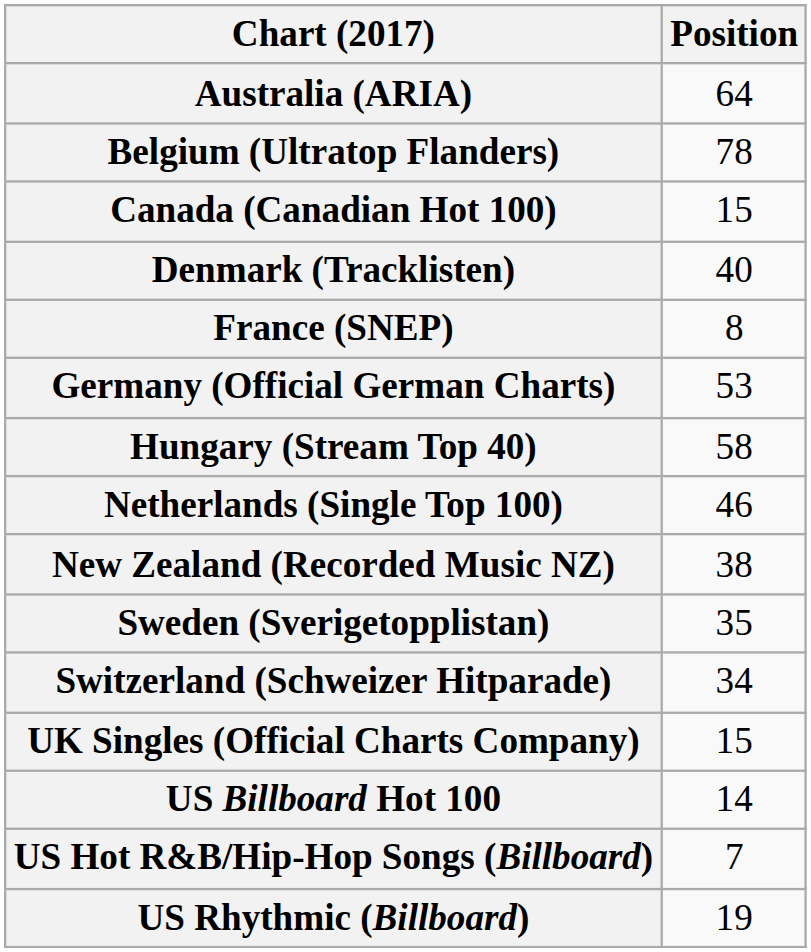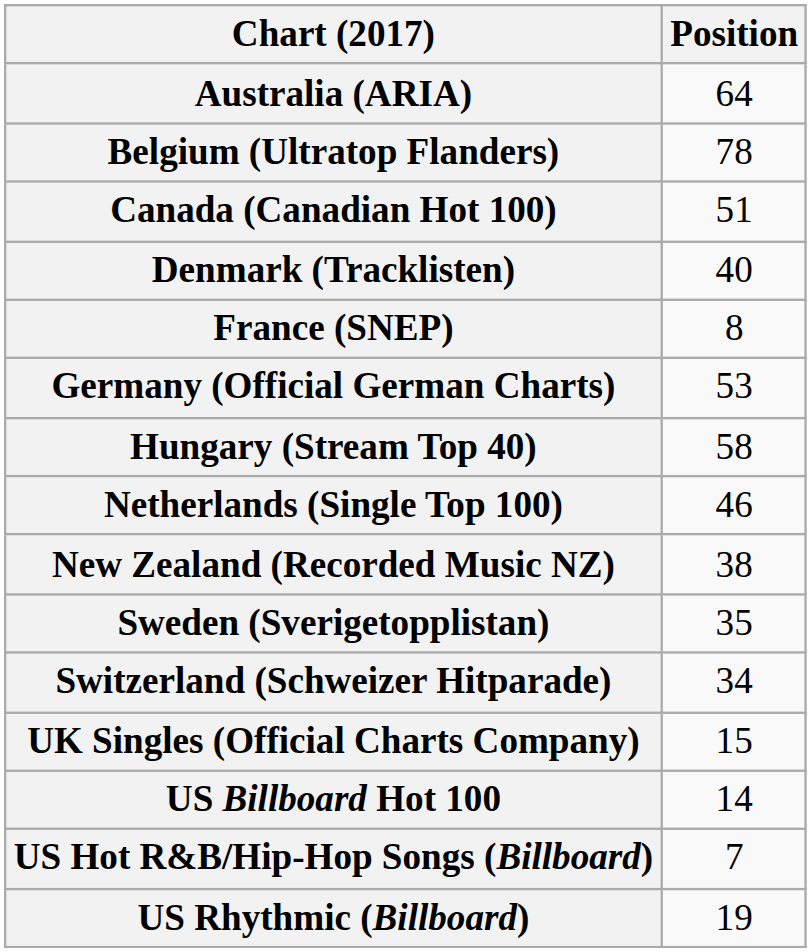(734, 210) 15 -> (734, 210) 51
